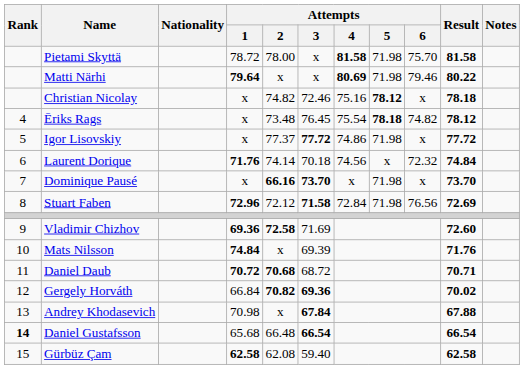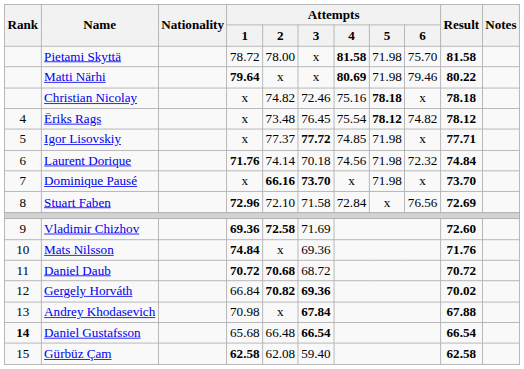(387, 98) 78.12 -> (387, 98) 78.18
(387, 118) 78.18 -> (387, 118) 78.12
(351, 139) 74.86 -> (351, 139) 74.85
(461, 139) 77.72 -> (461, 139) 77.71
(387, 160) x -> (387, 160) 71.98
(280, 202) 72.12 -> (280, 202) 72.10
(316, 202) bold -> (316, 202) normal
(387, 202) 71.98 -> (387, 202) x
(316, 249) 69.39 -> (316, 249) 69.36
(461, 270) 70.71 -> (461, 270) 70.72
